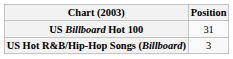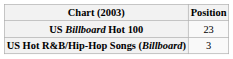(209, 29) 31 -> (209, 29) 23
